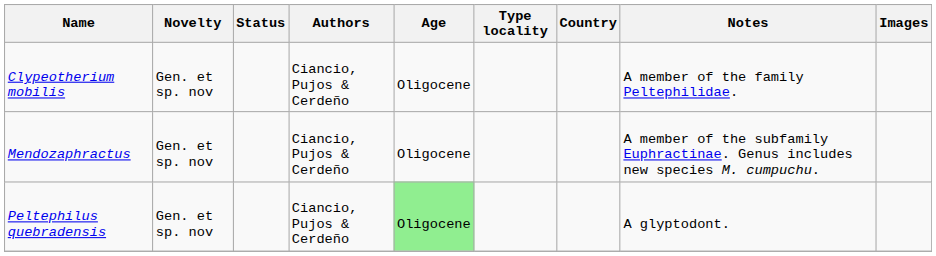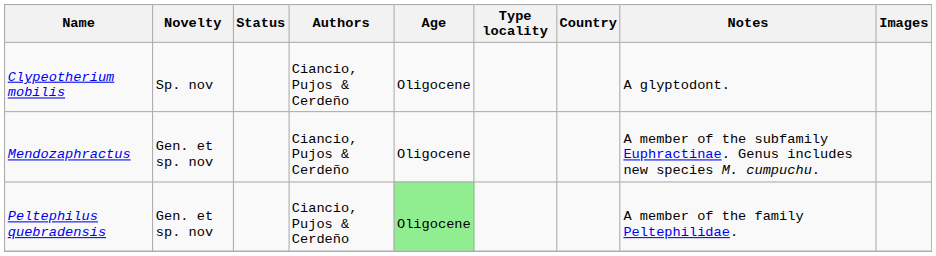(184, 85) Gen. et sp. nov -> (184, 85) Sp. nov
(714, 85) A member of the family Peltephilidae. -> (677, 85) A glyptodont.
(677, 224) A glyptodont. -> (714, 224) A member of the family Peltephilidae.
